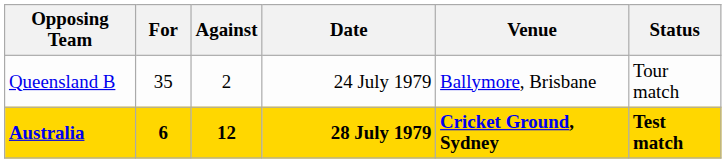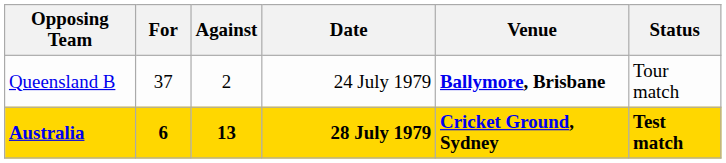(163, 81) 35 -> (163, 81) 37
(518, 81) normal -> (523, 81) bold
(227, 132) 12 -> (226, 132) 13
